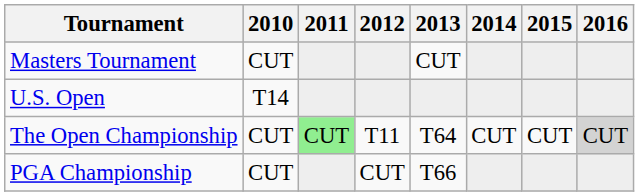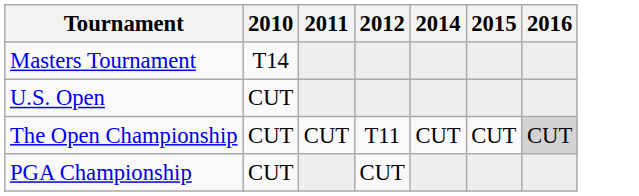- column: (438, 23)
(271, 60) CUT -> (271, 60) T14
(271, 98) T14 -> (271, 98) CUT
(326, 135) lightgreen background -> (326, 135) no background
